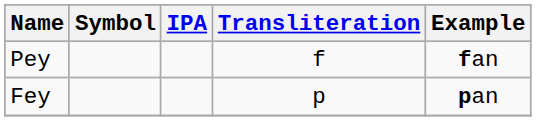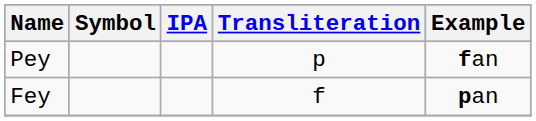(319, 60) f -> (319, 60) p
(319, 97) p -> (319, 97) f
